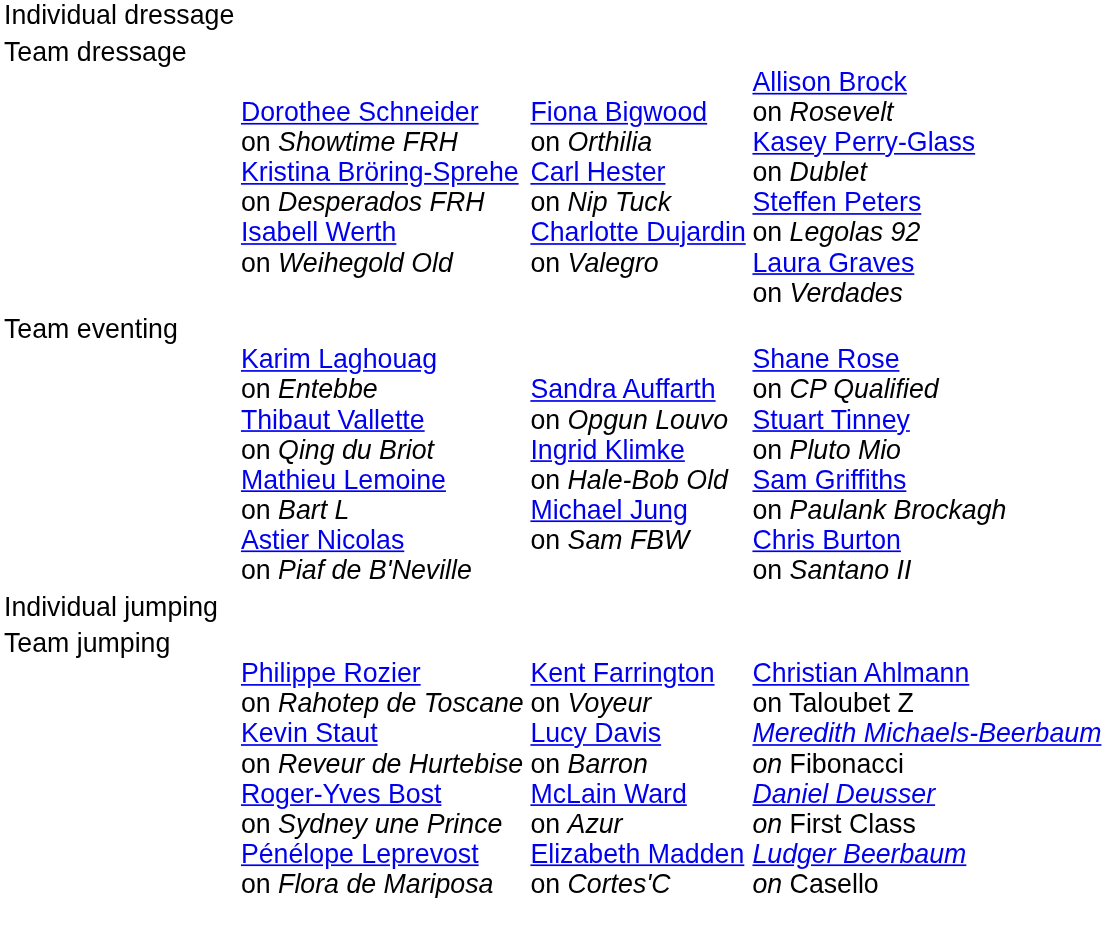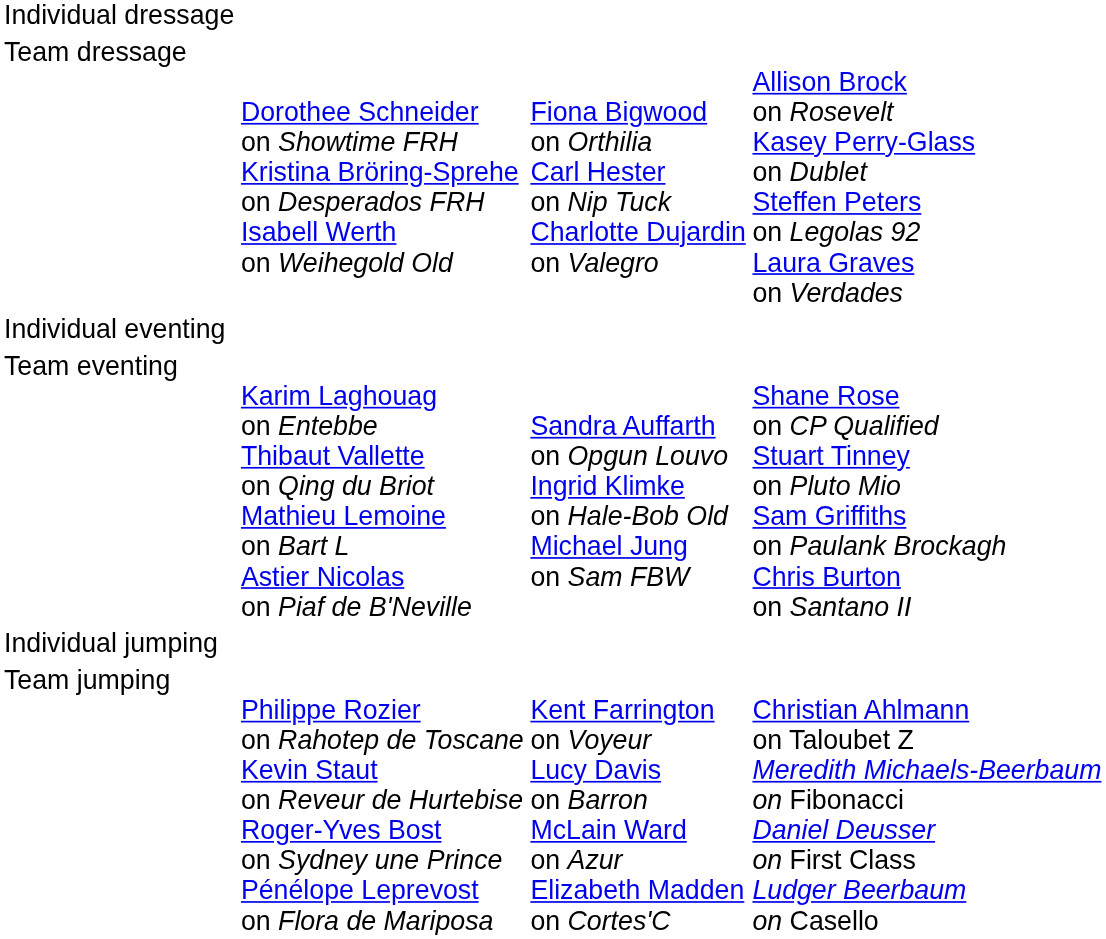+ row: (115, 329)
